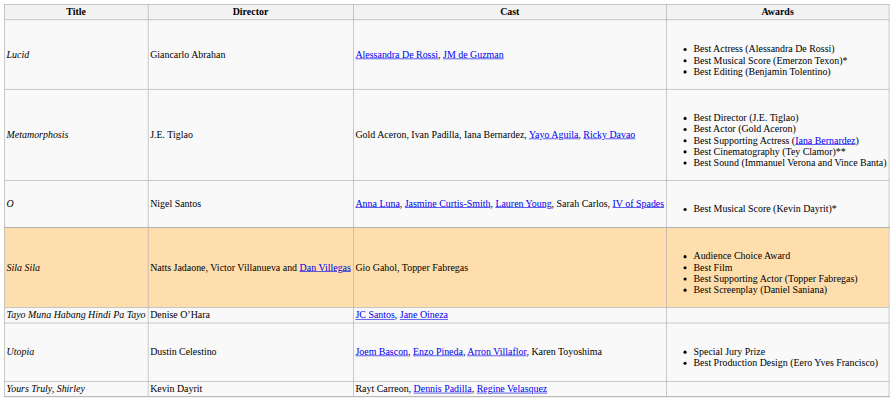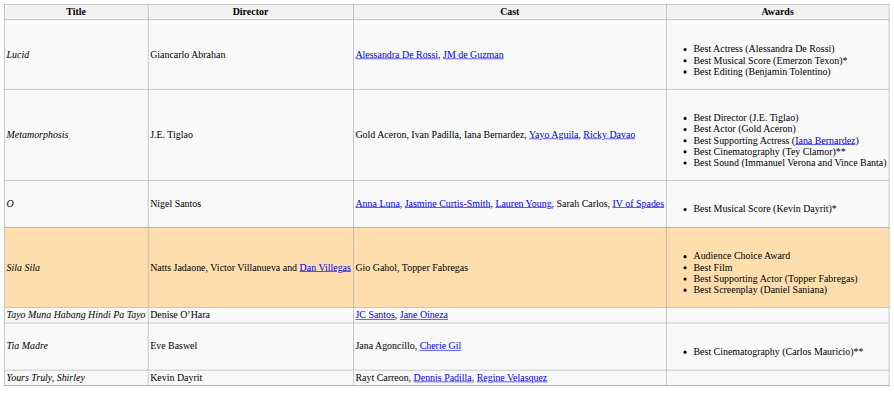+ row: (27, 346)
- row: (20, 352)
